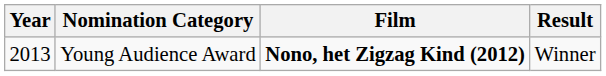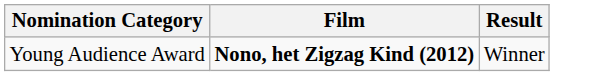- column: (30, 20)
